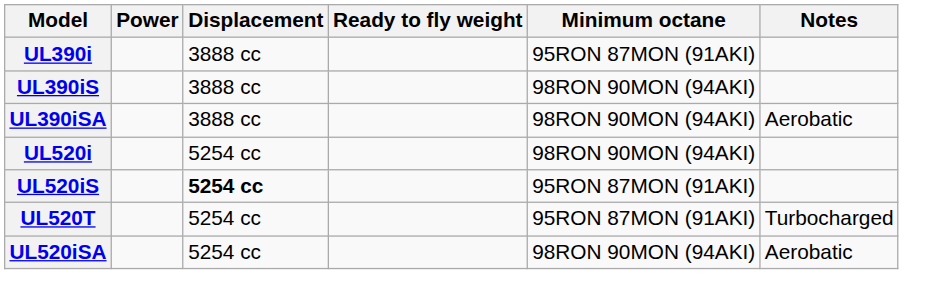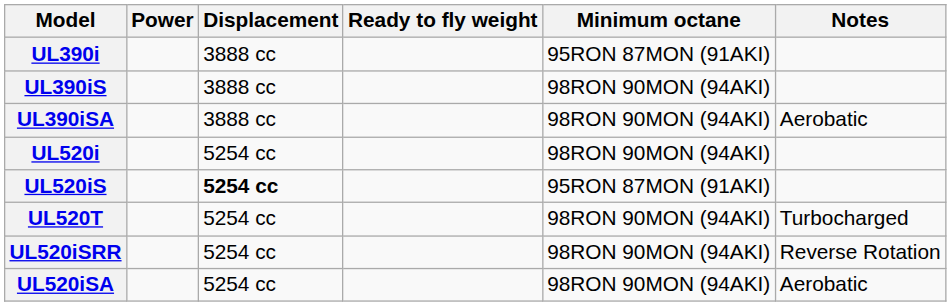(644, 218) 95RON 87MON (91AKI) -> (659, 218) 98RON 90MON (94AKI)
+ row: (66, 251)
